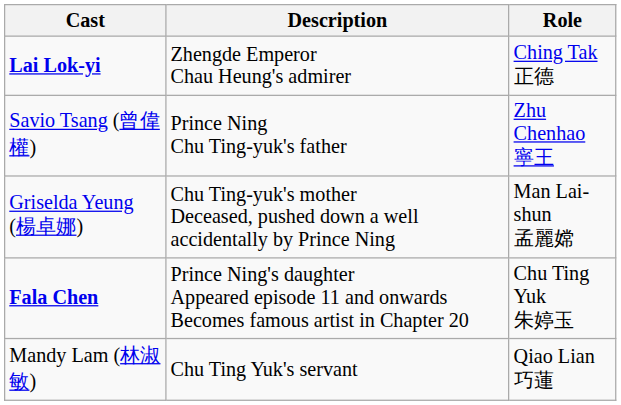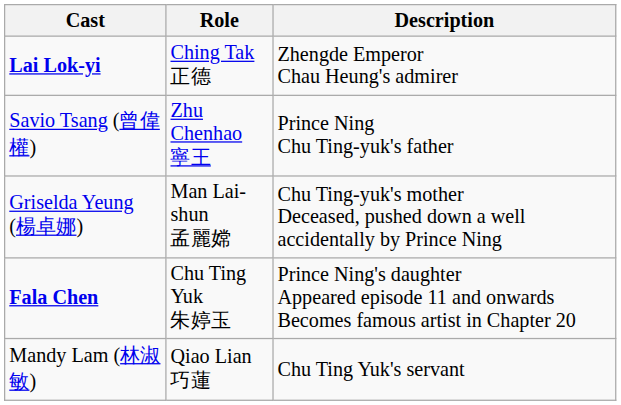columns swapped: (562, 20) <-> (337, 20)
